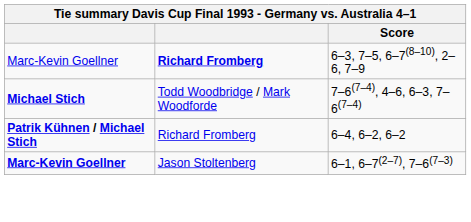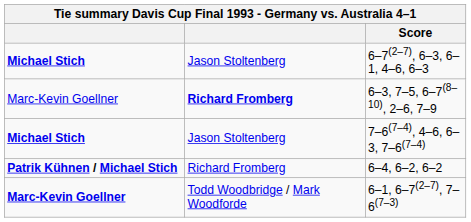+ row: (414, 61)
(224, 99) Todd Woodbridge / Mark Woodforde -> (237, 138) Jason Stoltenberg
(207, 163) Jason Stoltenberg -> (254, 197) Todd Woodbridge / Mark Woodforde
